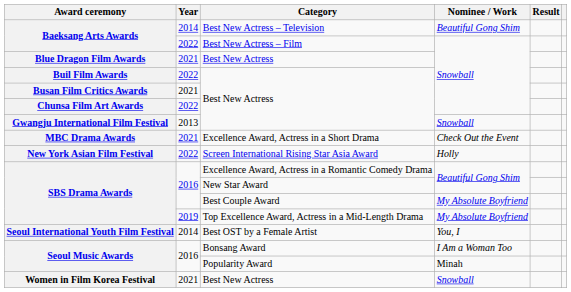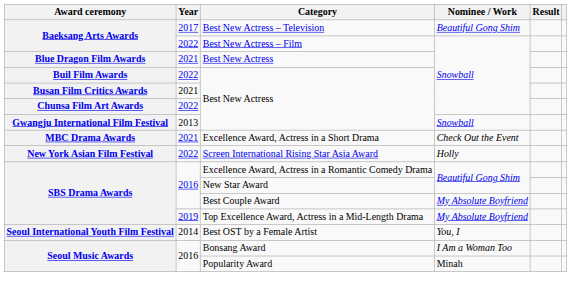(188, 28) 2014 -> (188, 28) 2017
- row: (90, 279)
